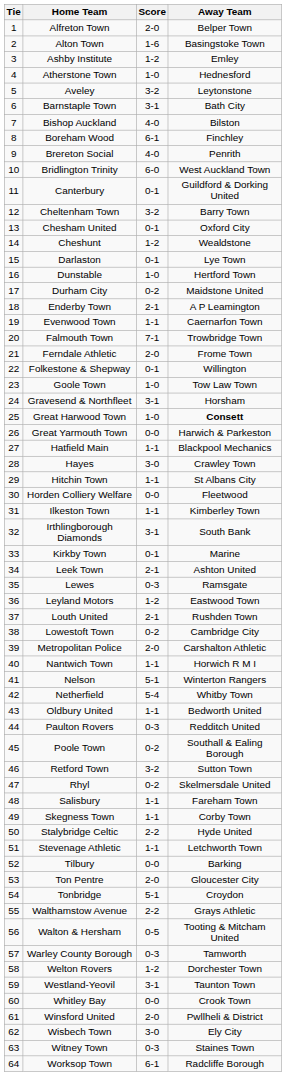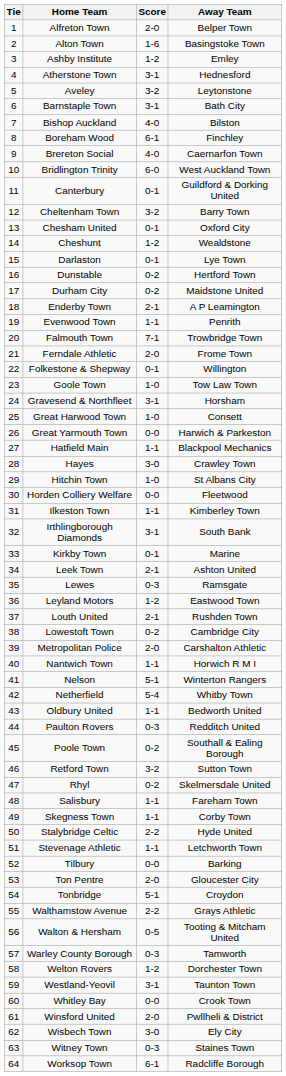(152, 75) 1-0 -> (152, 75) 3-1
(225, 153) Penrith -> (225, 153) Caernarfon Town
(152, 275) 1-0 -> (152, 275) 0-2
(225, 322) Caernarfon Town -> (225, 322) Penrith
(225, 416) bold -> (225, 416) normal
(152, 479) 1-1 -> (152, 479) 1-0
